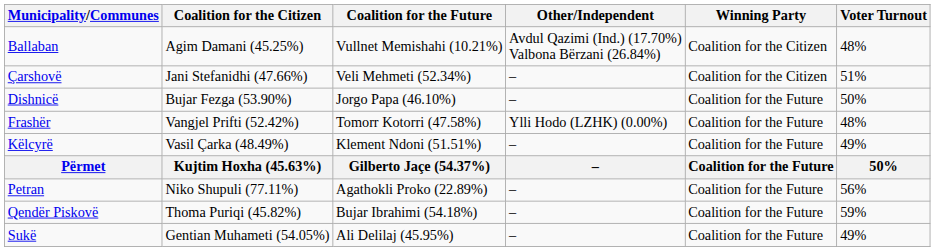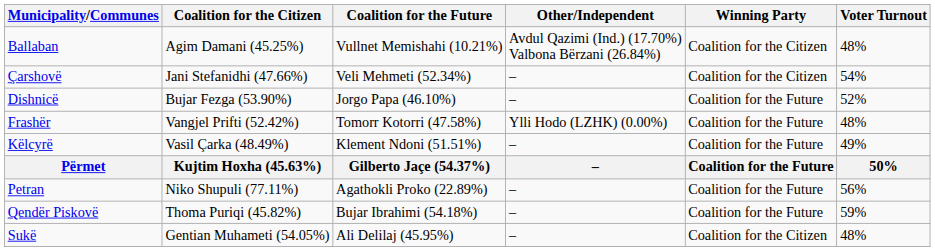(853, 76) 51% -> (853, 76) 54%
(853, 99) 50% -> (853, 99) 52%
(756, 235) Coalition for the Future -> (758, 235) Coalition for the Citizen
(853, 235) 49% -> (853, 235) 48%
